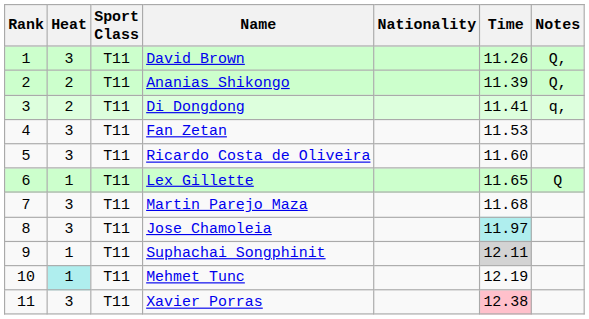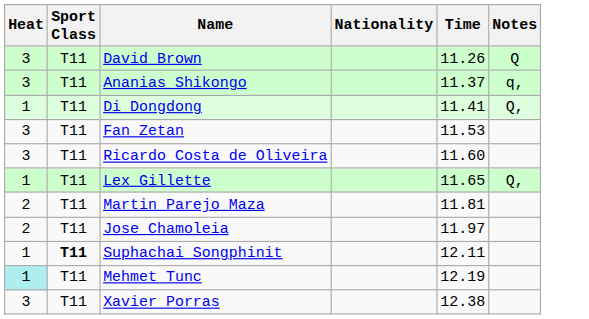- column: (26, 25)
(558, 58) Q, -> (515, 58) Q
(69, 83) 2 -> (26, 83) 3
(506, 83) 11.39 -> (463, 83) 11.37
(558, 83) Q, -> (515, 83) q,
(69, 107) 2 -> (26, 107) 1
(558, 107) q, -> (515, 107) Q,
(558, 180) Q -> (515, 180) Q,
(69, 205) 3 -> (26, 205) 2
(506, 205) 11.68 -> (463, 205) 11.81
(69, 229) 3 -> (26, 229) 2
(506, 229) paleturquoise background -> (463, 229) no background
(117, 253) normal -> (74, 253) bold
(506, 253) lightgrey background -> (463, 253) no background
(506, 302) pink background -> (463, 302) no background
